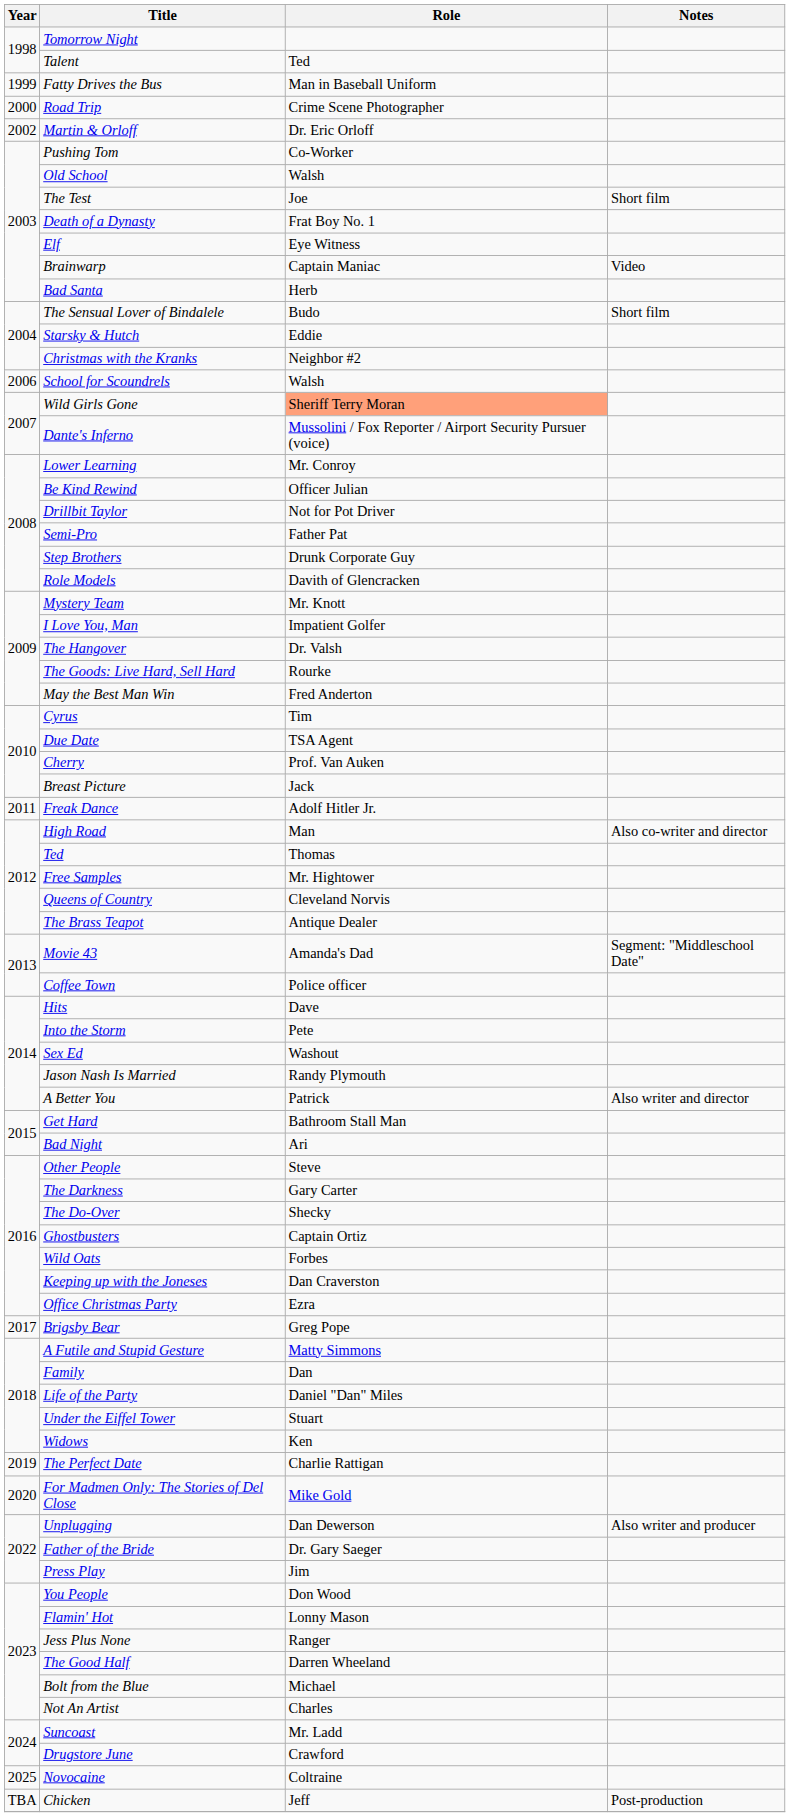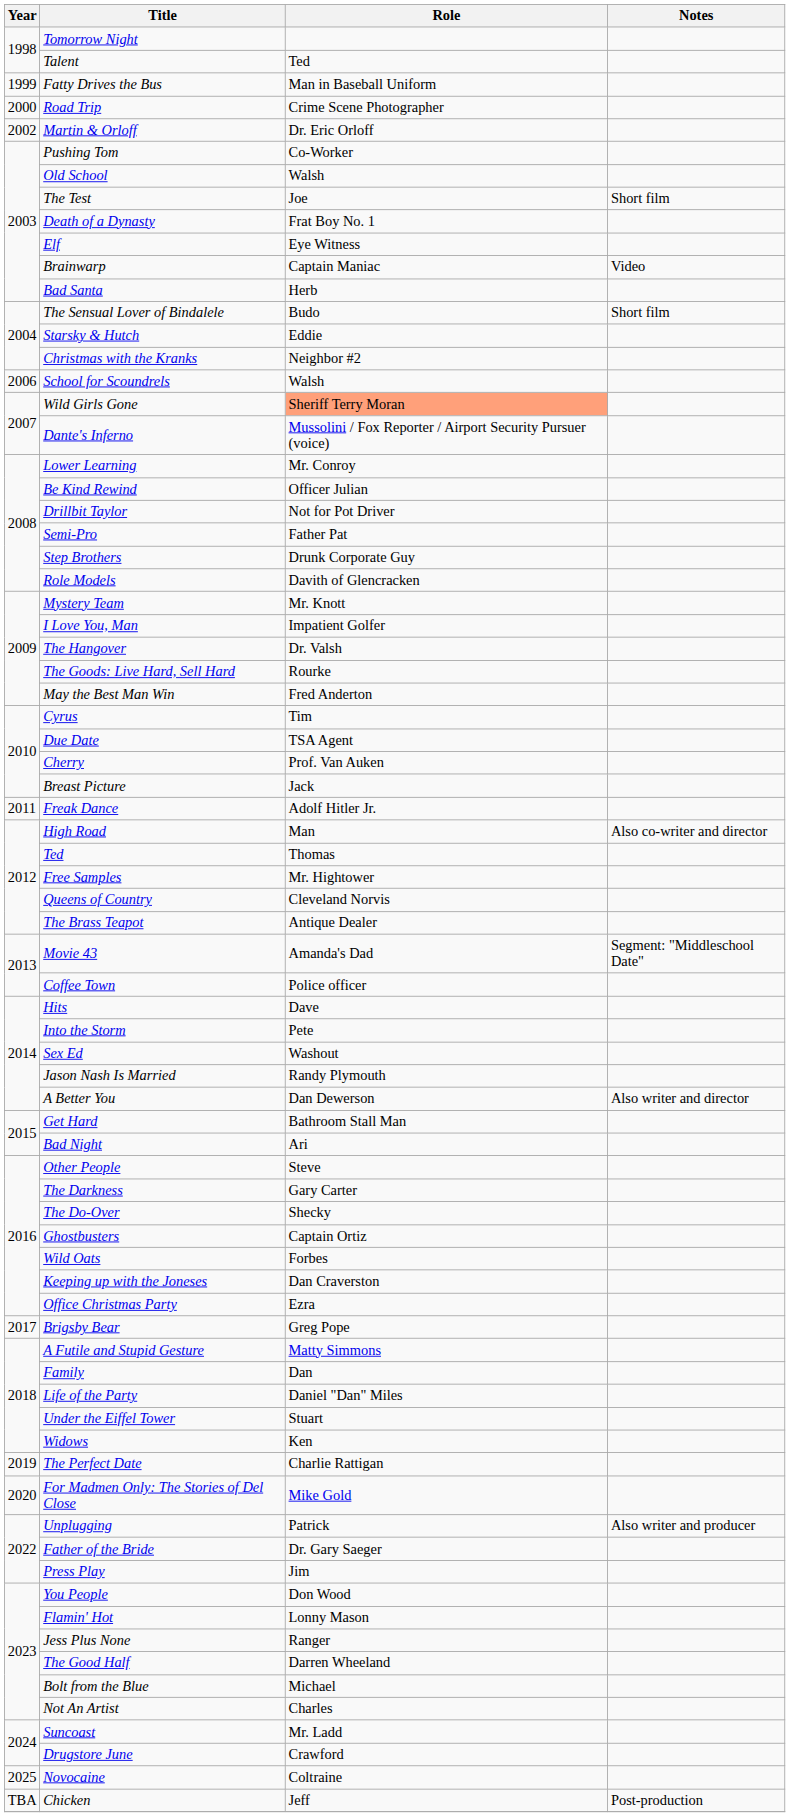(309, 1098) Patrick -> (332, 1098) Dan Dewerson
(332, 1526) Dan Dewerson -> (309, 1526) Patrick
